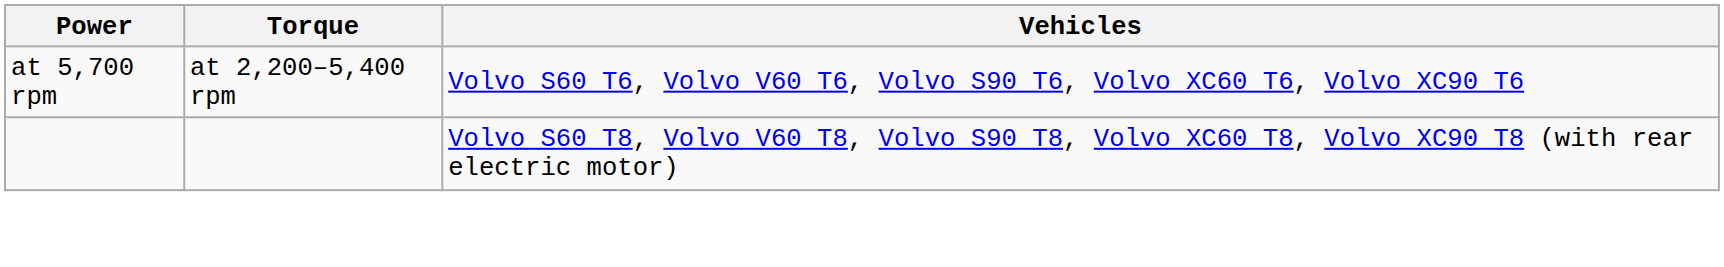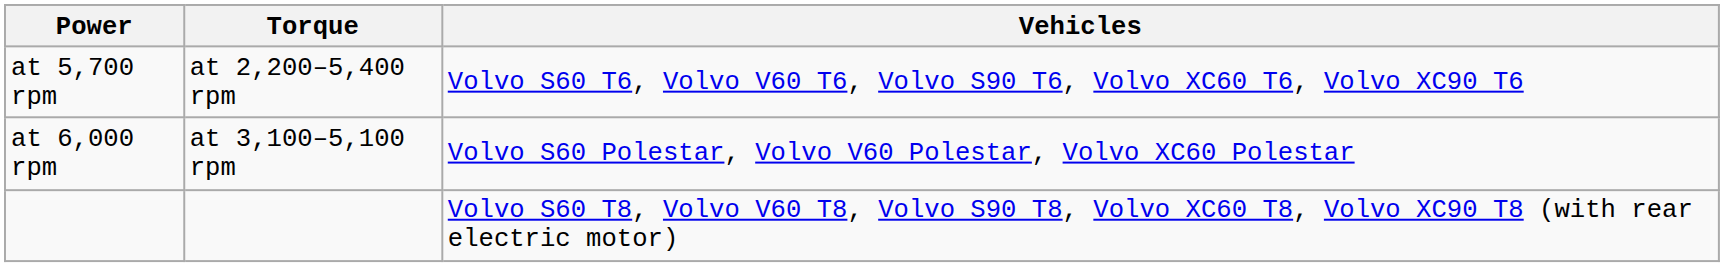+ row: (73, 154)
